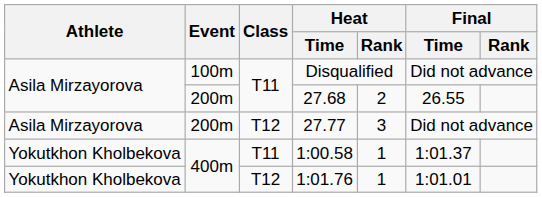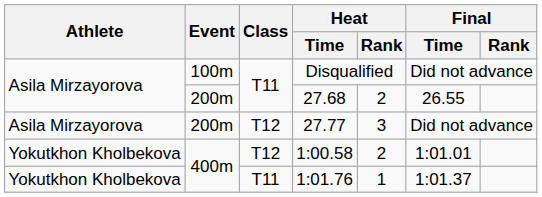(266, 153) T11 -> (266, 153) T12
(382, 153) 1 -> (382, 153) 2
(443, 153) 1:01.37 -> (443, 153) 1:01.01
(266, 179) T12 -> (266, 179) T11
(443, 179) 1:01.01 -> (443, 179) 1:01.37
